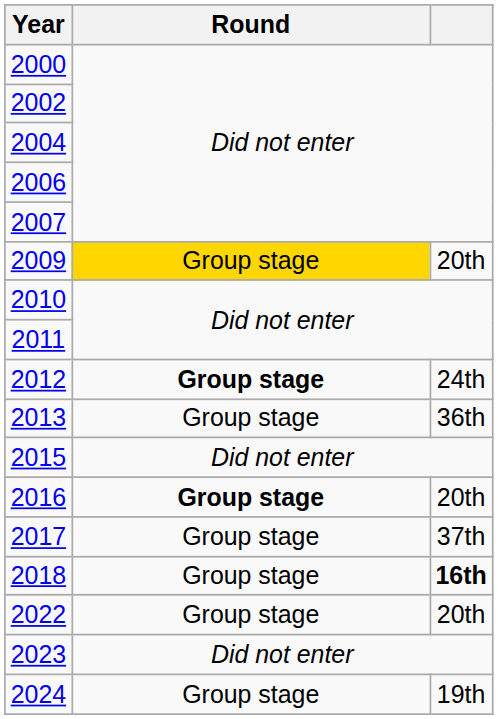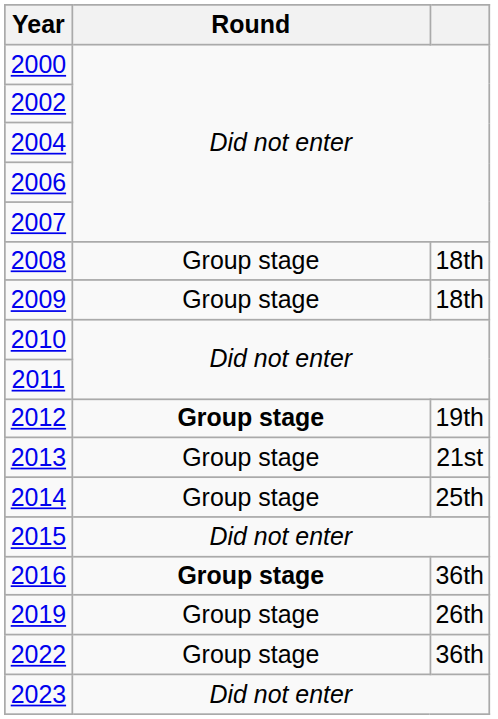+ row: (38, 261)
(251, 261) gold background -> (251, 300) no background
(461, 261) 20th -> (460, 300) 18th
(461, 379) 24th -> (460, 419) 19th
(461, 419) 36th -> (460, 458) 21st
+ row: (38, 497)
(461, 497) 20th -> (460, 576) 36th
- row: (38, 537)
- row: (38, 576)
+ row: (38, 615)
(461, 615) 20th -> (460, 655) 36th
- row: (38, 694)
